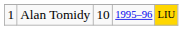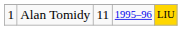(103, 15) 10 -> (103, 15) 11
